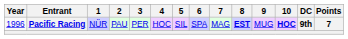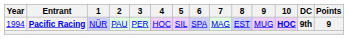(15, 24) 1996 -> (15, 24) 1994
(242, 24) bold -> (242, 24) normal
(329, 24) 7 -> (329, 24) 9
